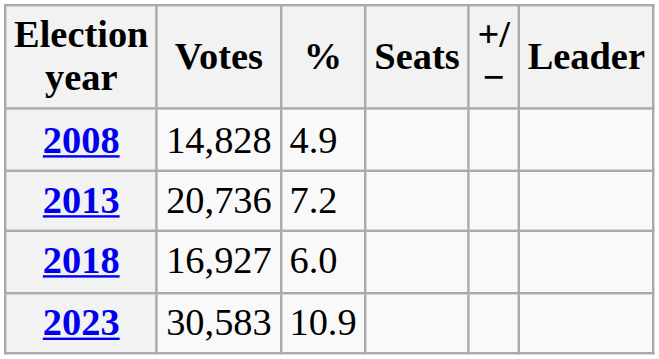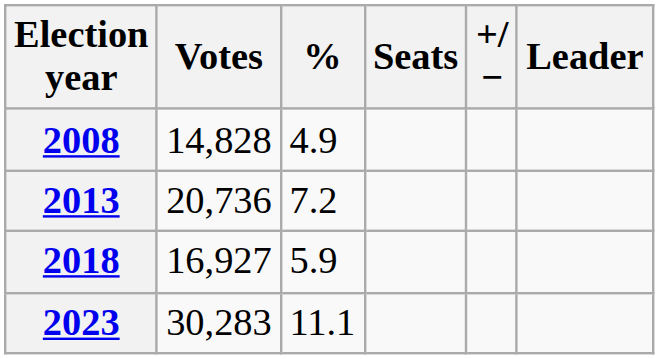(313, 260) 6.0 -> (313, 260) 5.9
(219, 321) 30,583 -> (219, 321) 30,283
(323, 321) 10.9 -> (322, 321) 11.1
